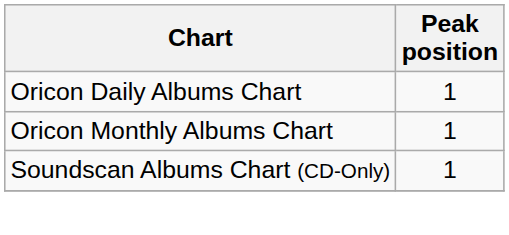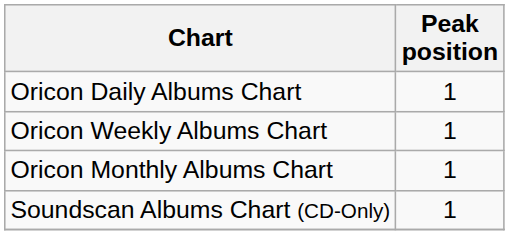+ row: (169, 130)
